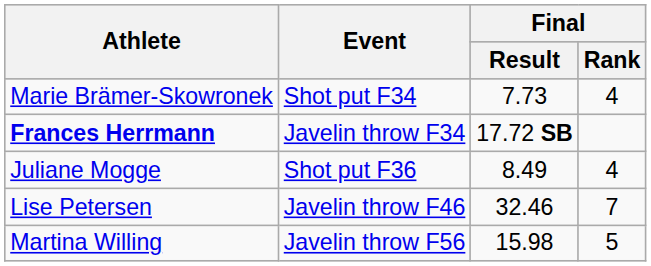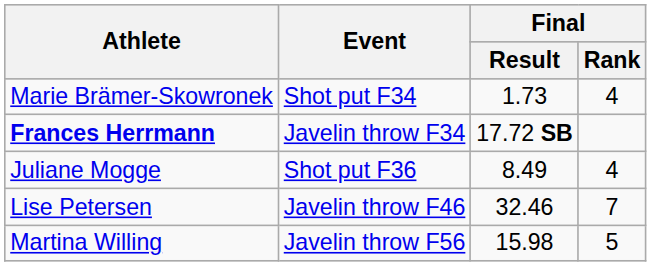(525, 97) 7.73 -> (525, 97) 1.73
